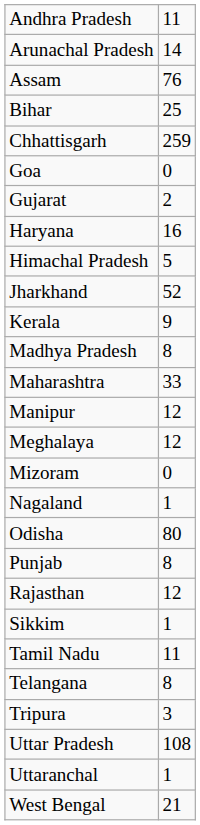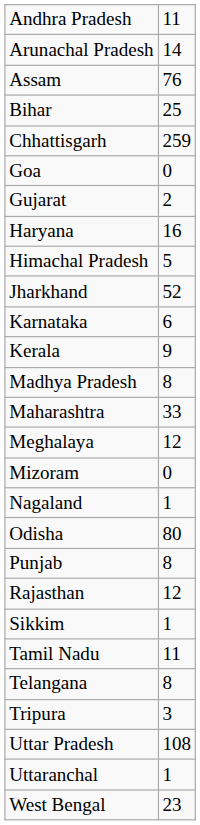+ row: (48, 321)
- row: (42, 412)
(172, 804) 21 -> (172, 804) 23
